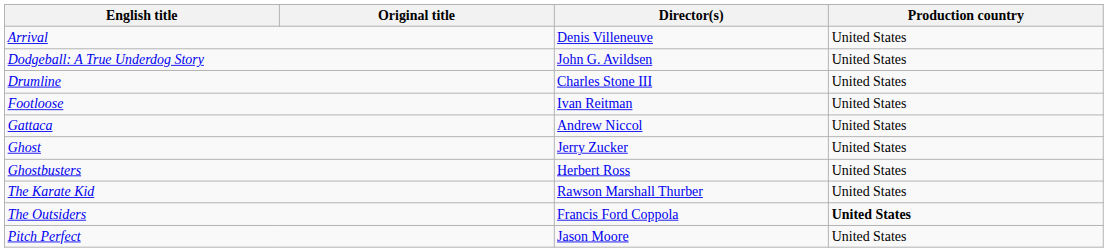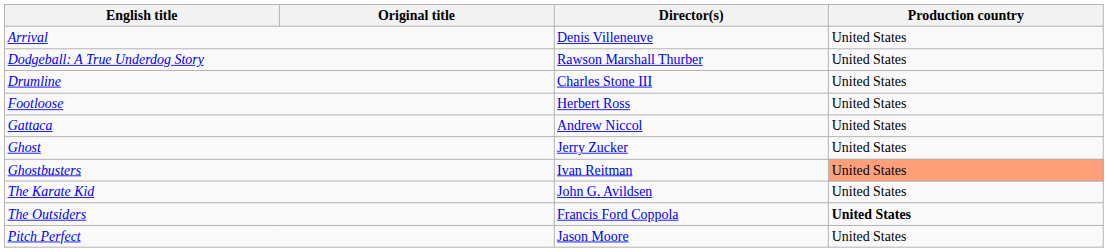(605, 59) John G. Avildsen -> (630, 59) Rawson Marshall Thurber
(595, 103) Ivan Reitman -> (594, 103) Herbert Ross
(594, 170) Herbert Ross -> (595, 170) Ivan Reitman
(869, 170) no background -> (869, 170) lightsalmon background
(630, 192) Rawson Marshall Thurber -> (605, 192) John G. Avildsen
